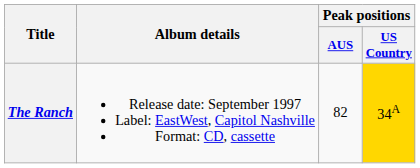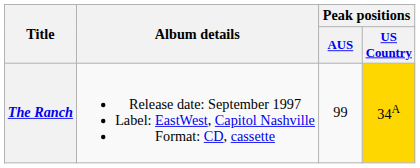(340, 112) 82 -> (340, 112) 99
